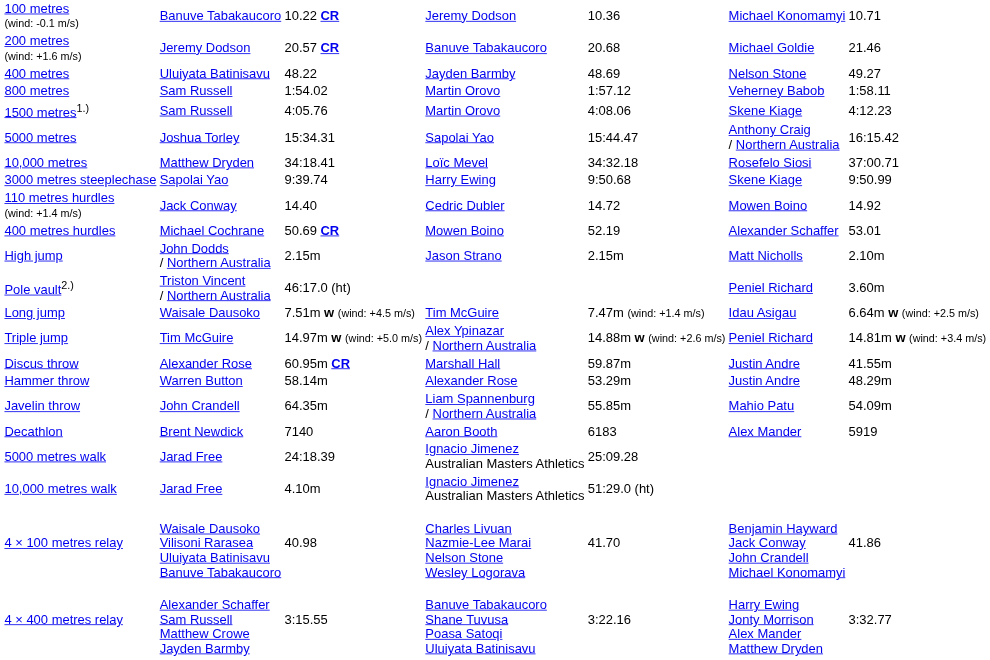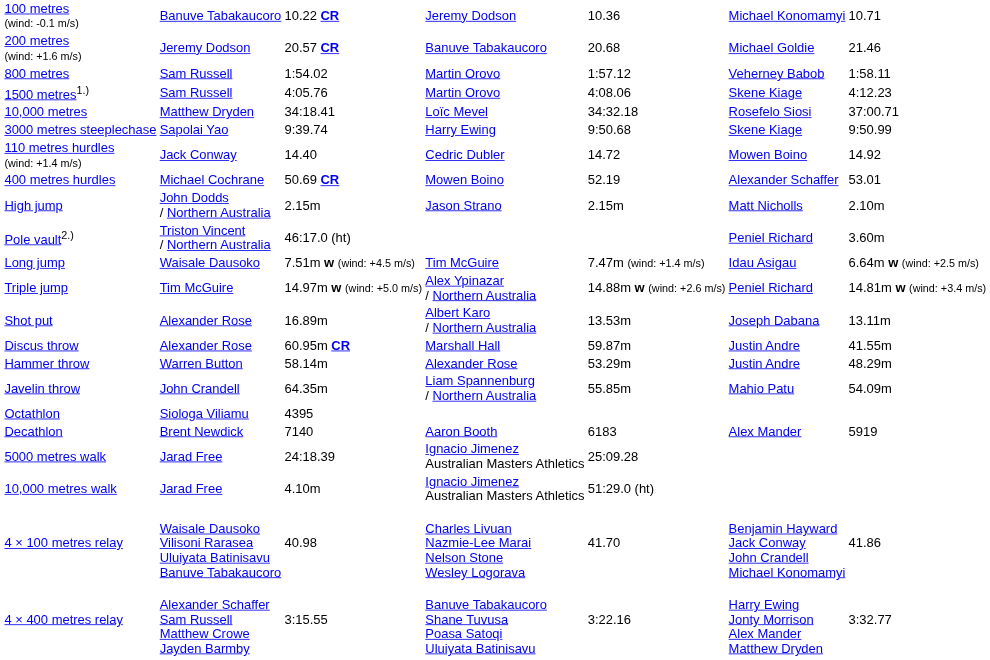- row: (37, 73)
- row: (40, 137)
+ row: (29, 320)
+ row: (32, 414)
